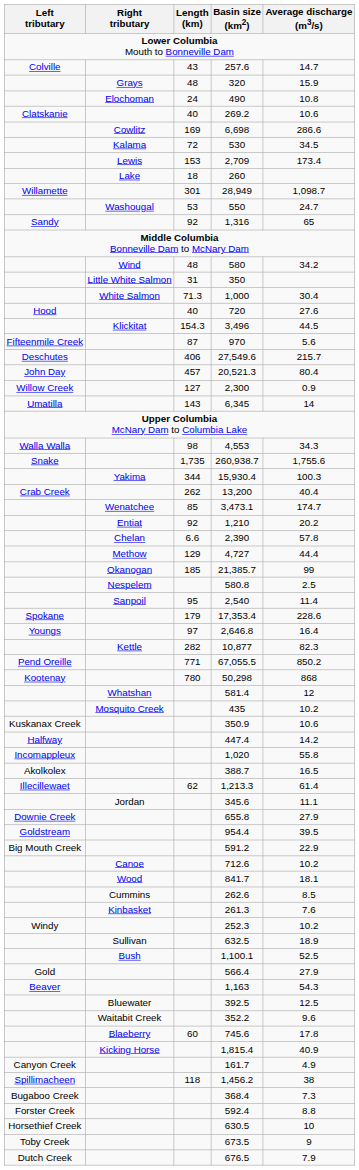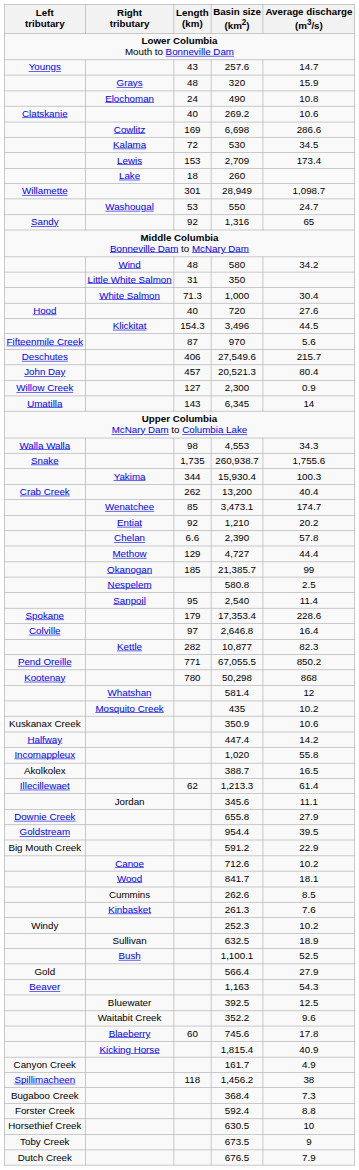(45, 67) Colville -> (45, 67) Youngs
(45, 631) Youngs -> (45, 631) Colville
